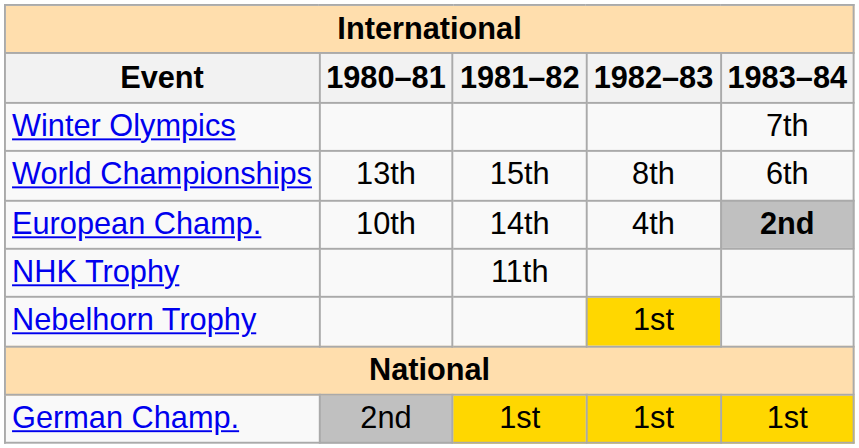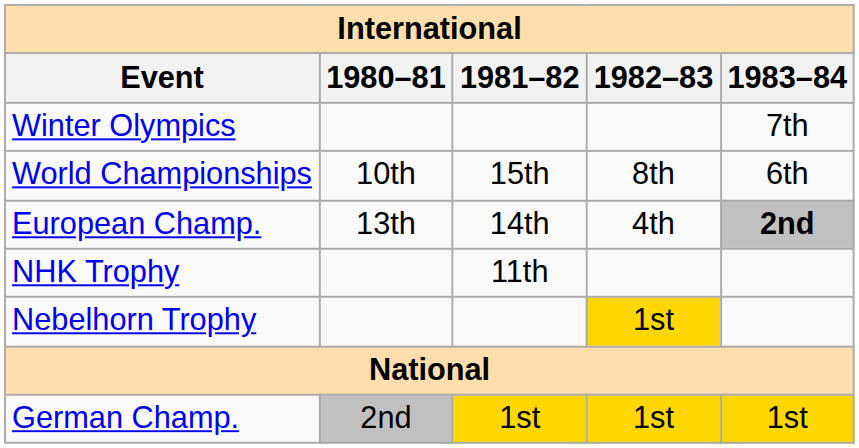(386, 175) 13th -> (386, 175) 10th
(386, 223) 10th -> (386, 223) 13th
